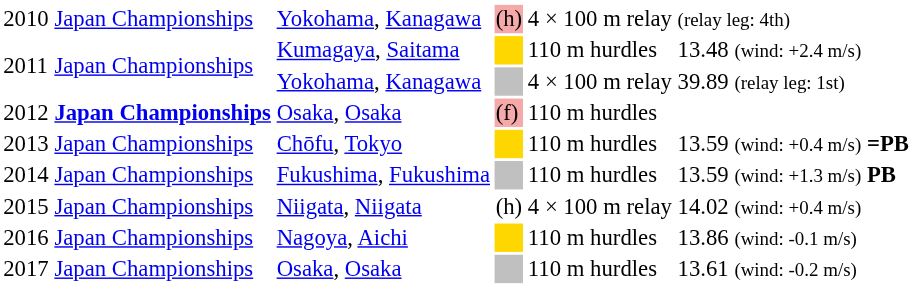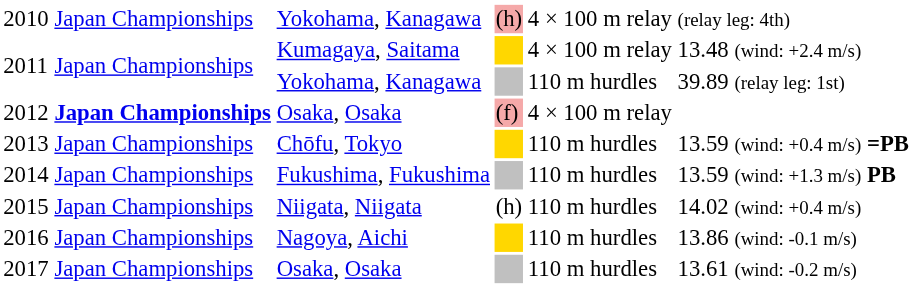(592, 50) 110 m hurdles -> (600, 50) 4 × 100 m relay
(600, 81) 4 × 100 m relay -> (592, 81) 110 m hurdles
(592, 112) 110 m hurdles -> (600, 112) 4 × 100 m relay
(600, 206) 4 × 100 m relay -> (592, 206) 110 m hurdles
